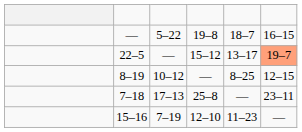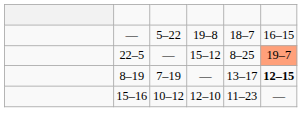(242, 55) 13–17 -> (242, 55) 8–25
(169, 76) 10–12 -> (169, 76) 7–19
(242, 76) 8–25 -> (242, 76) 13–17
(279, 76) normal -> (279, 76) bold
- row: (132, 96)
(169, 117) 7–19 -> (169, 96) 10–12
